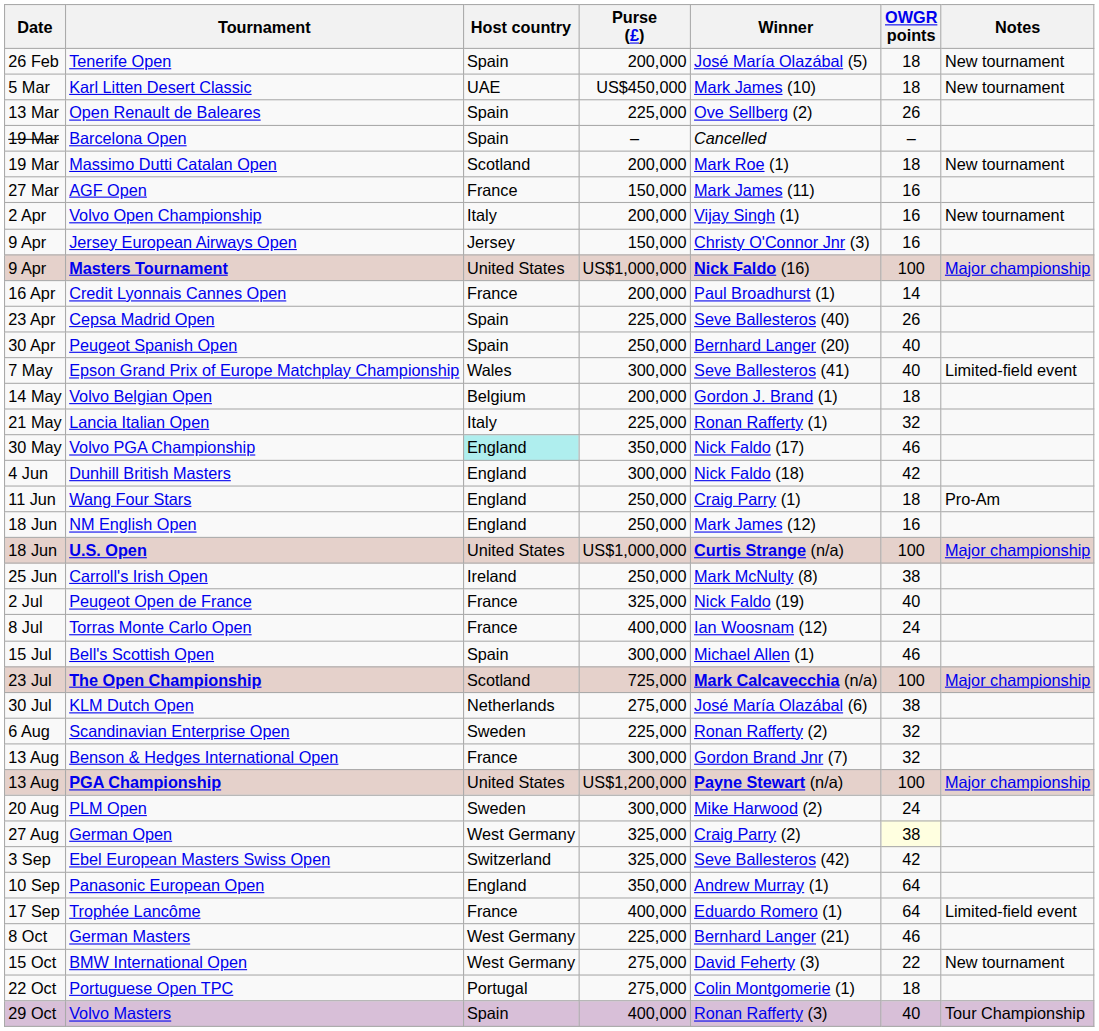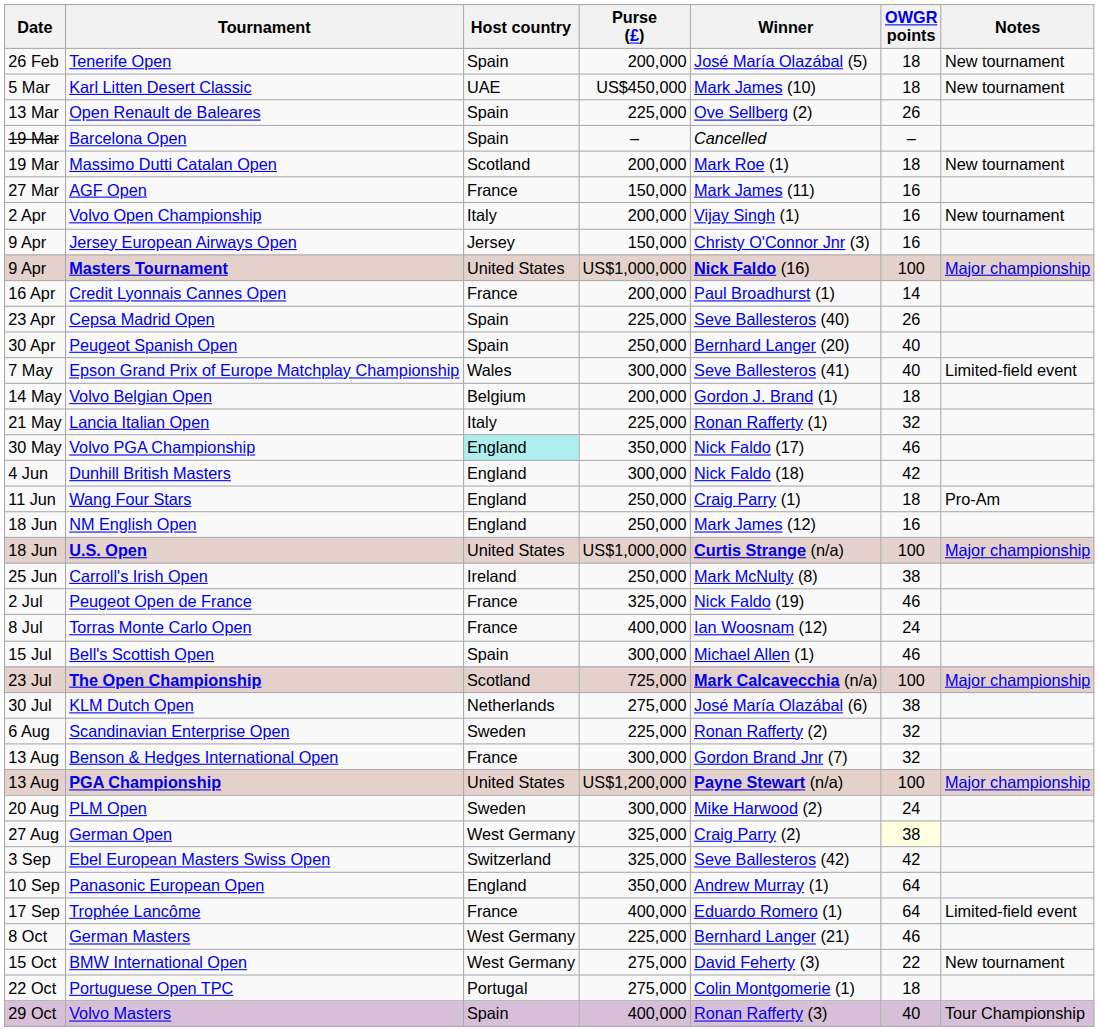(911, 602) 40 -> (911, 602) 46
